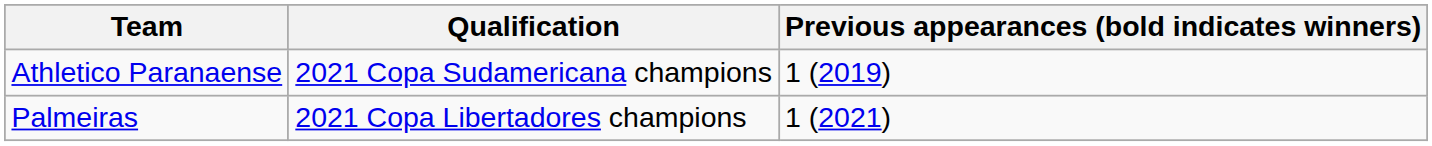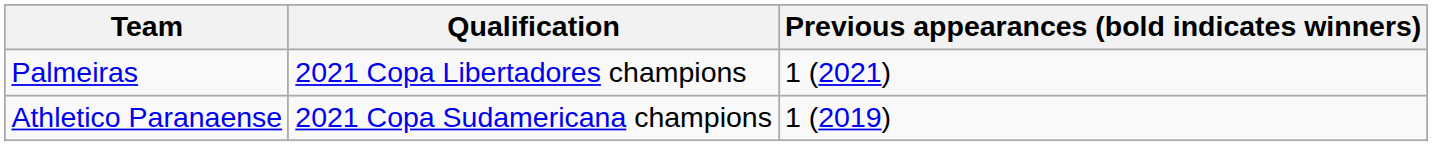rows swapped: (75, 117) <-> (147, 72)
